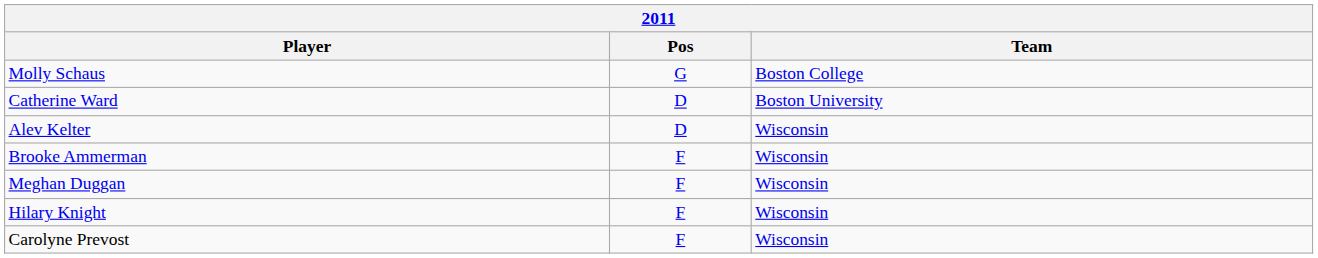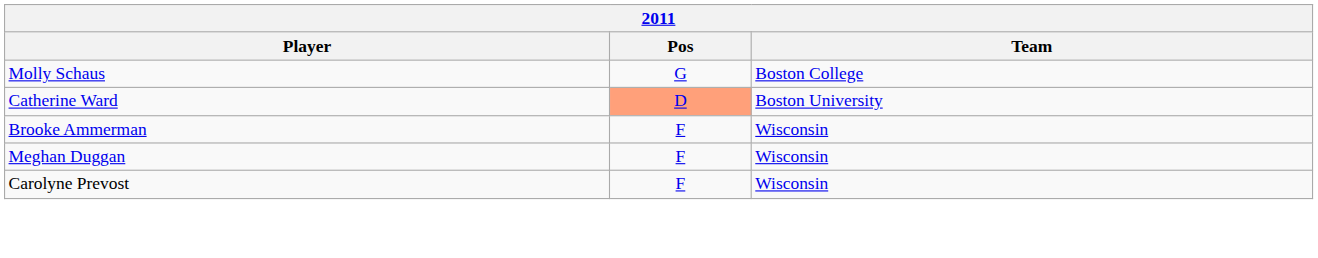(680, 101) no background -> (680, 101) lightsalmon background
- row: (49, 128)
- row: (57, 211)
